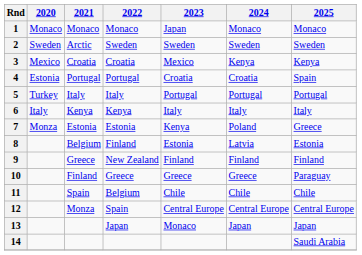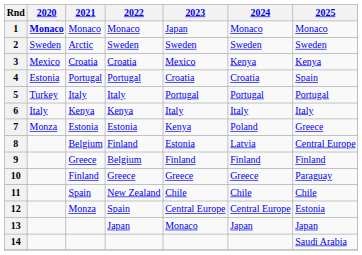(46, 29) normal -> (47, 29) bold
(308, 144) Estonia -> (325, 144) Central Europe
(132, 160) New Zealand -> (124, 160) Belgium
(123, 193) Belgium -> (134, 193) New Zealand
(324, 209) Central Europe -> (310, 209) Estonia
